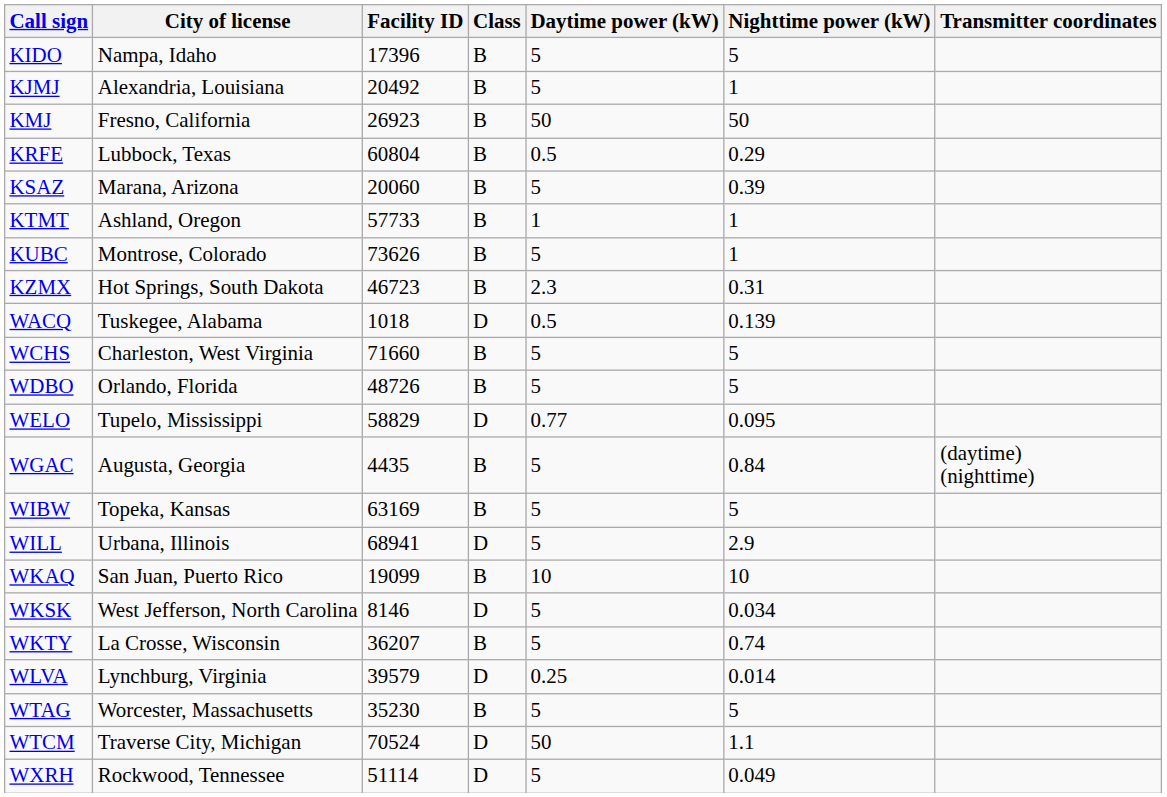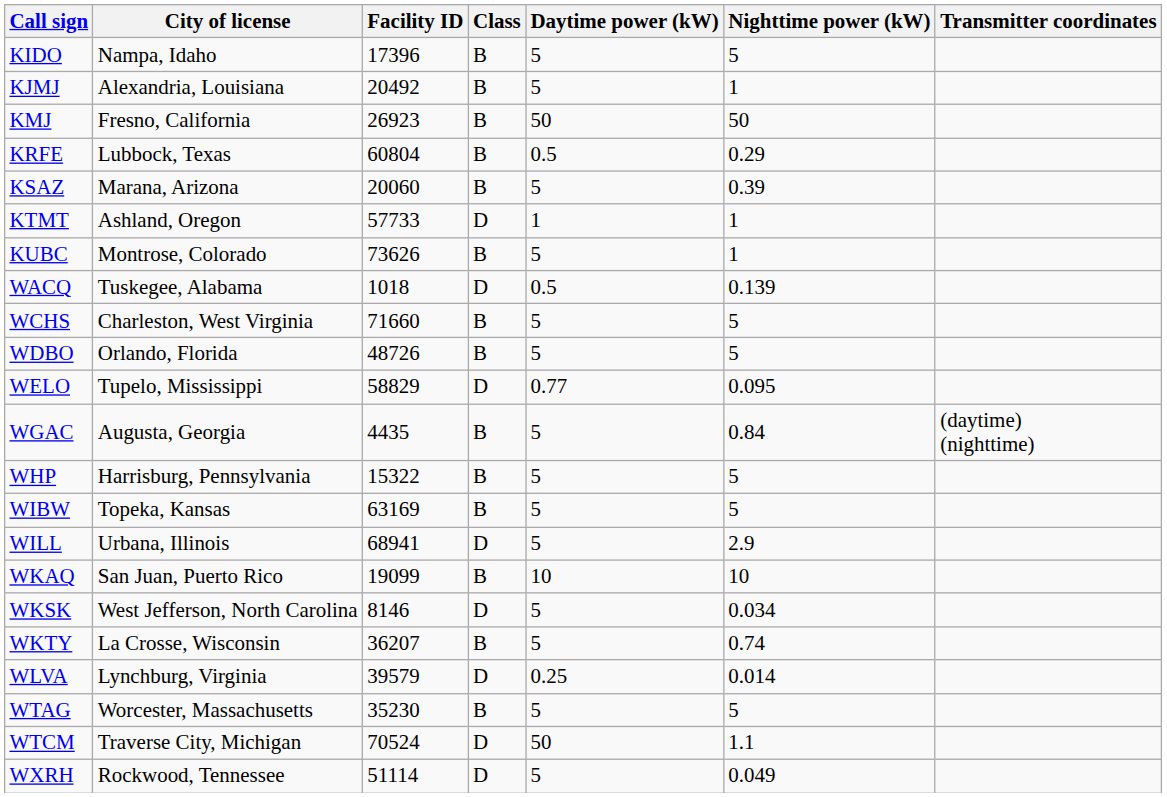(480, 220) B -> (481, 220) D
- row: (40, 287)
+ row: (33, 476)
